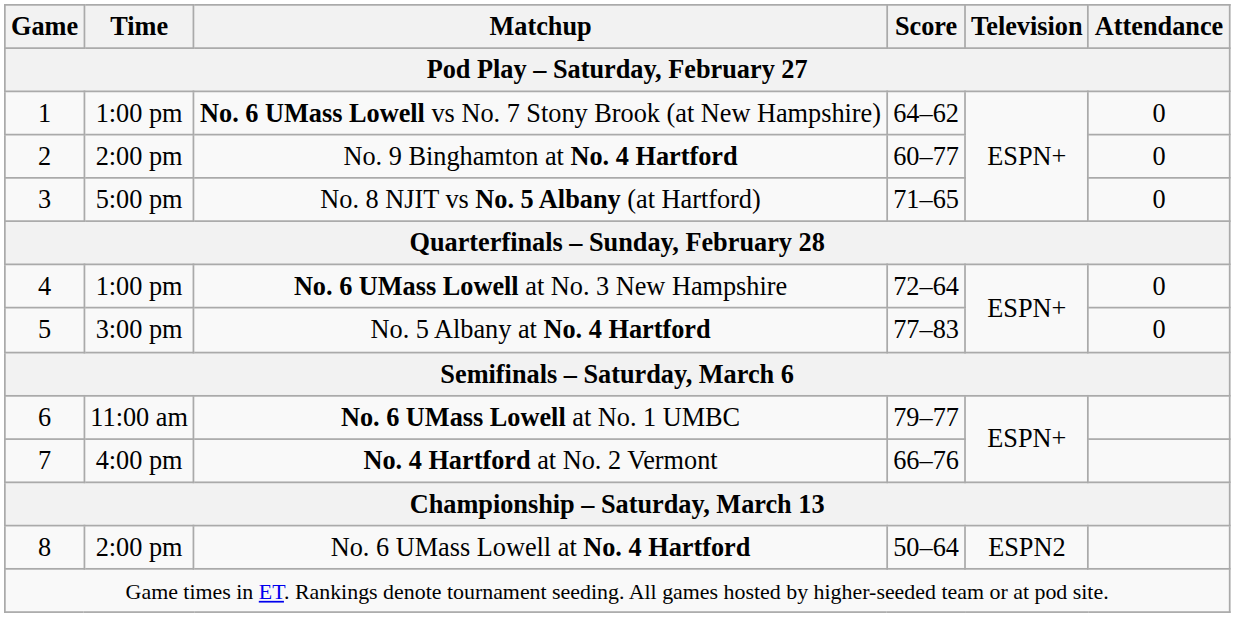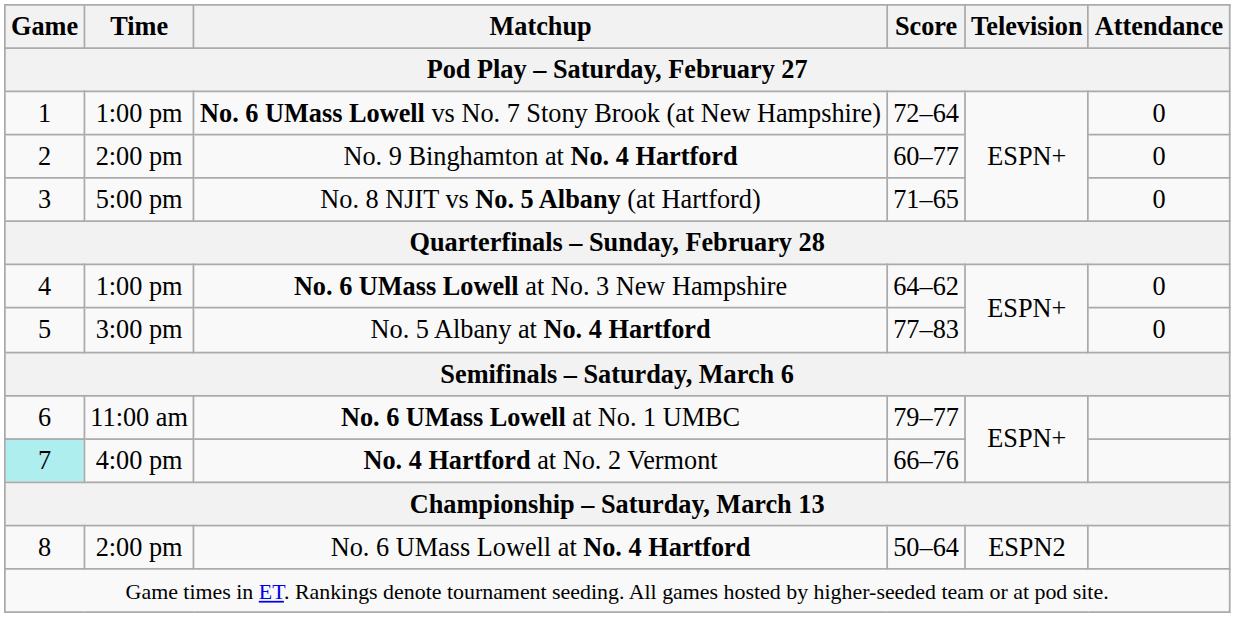(926, 113) 64–62 -> (926, 113) 72–64
(926, 286) 72–64 -> (926, 286) 64–62
(45, 459) no background -> (45, 459) paleturquoise background
